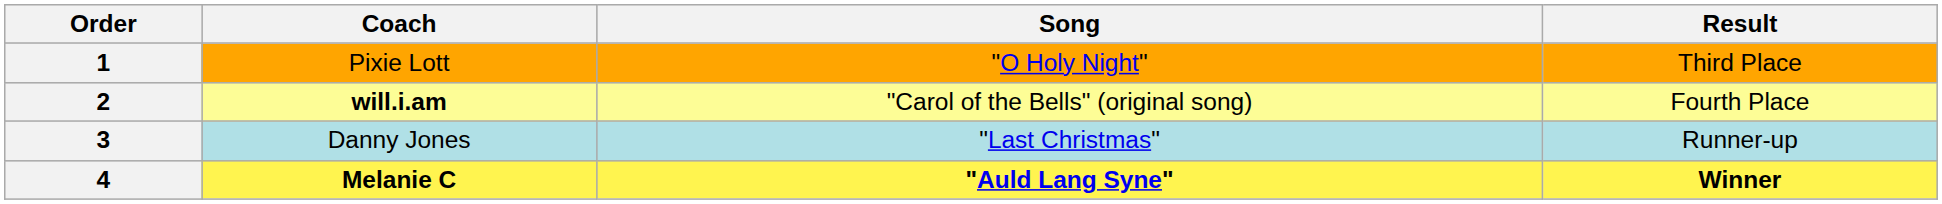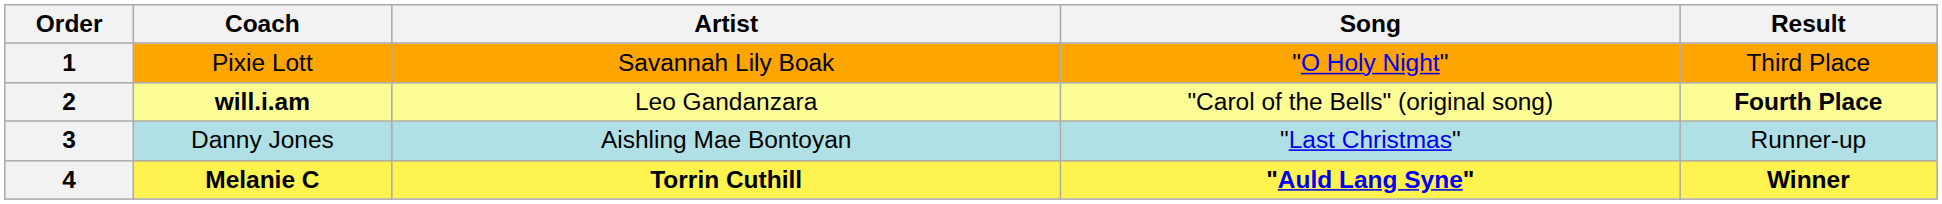+ column: (726, 23)
(1740, 101) normal -> (1808, 101) bold
